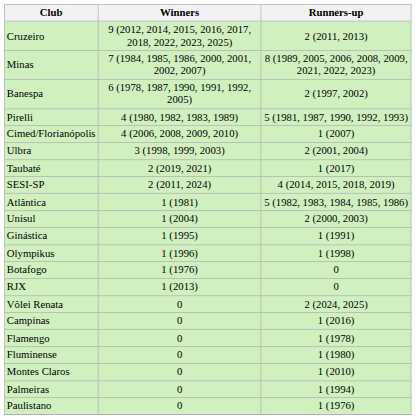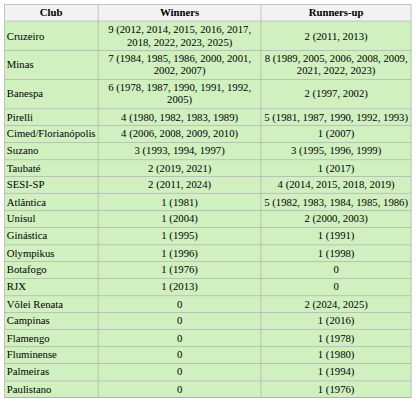+ row: (23, 151)
- row: (19, 151)
- row: (38, 372)
